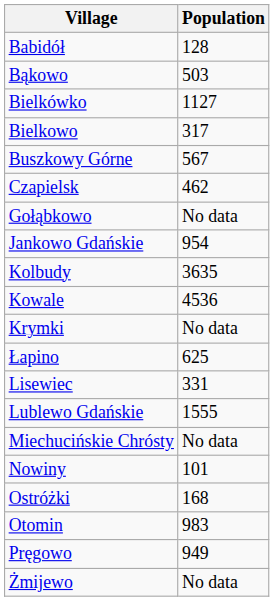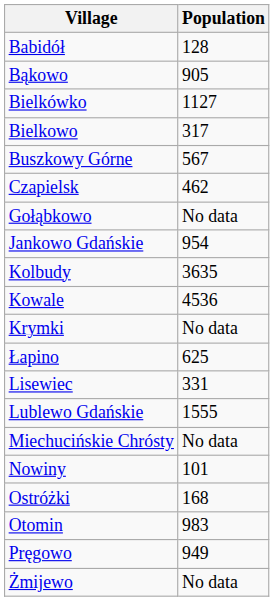(195, 74) 503 -> (195, 74) 905
